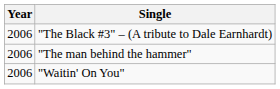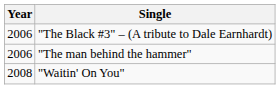(20, 73) 2006 -> (20, 73) 2008
